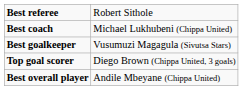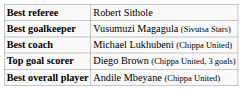rows swapped: (30, 28) <-> (41, 45)
